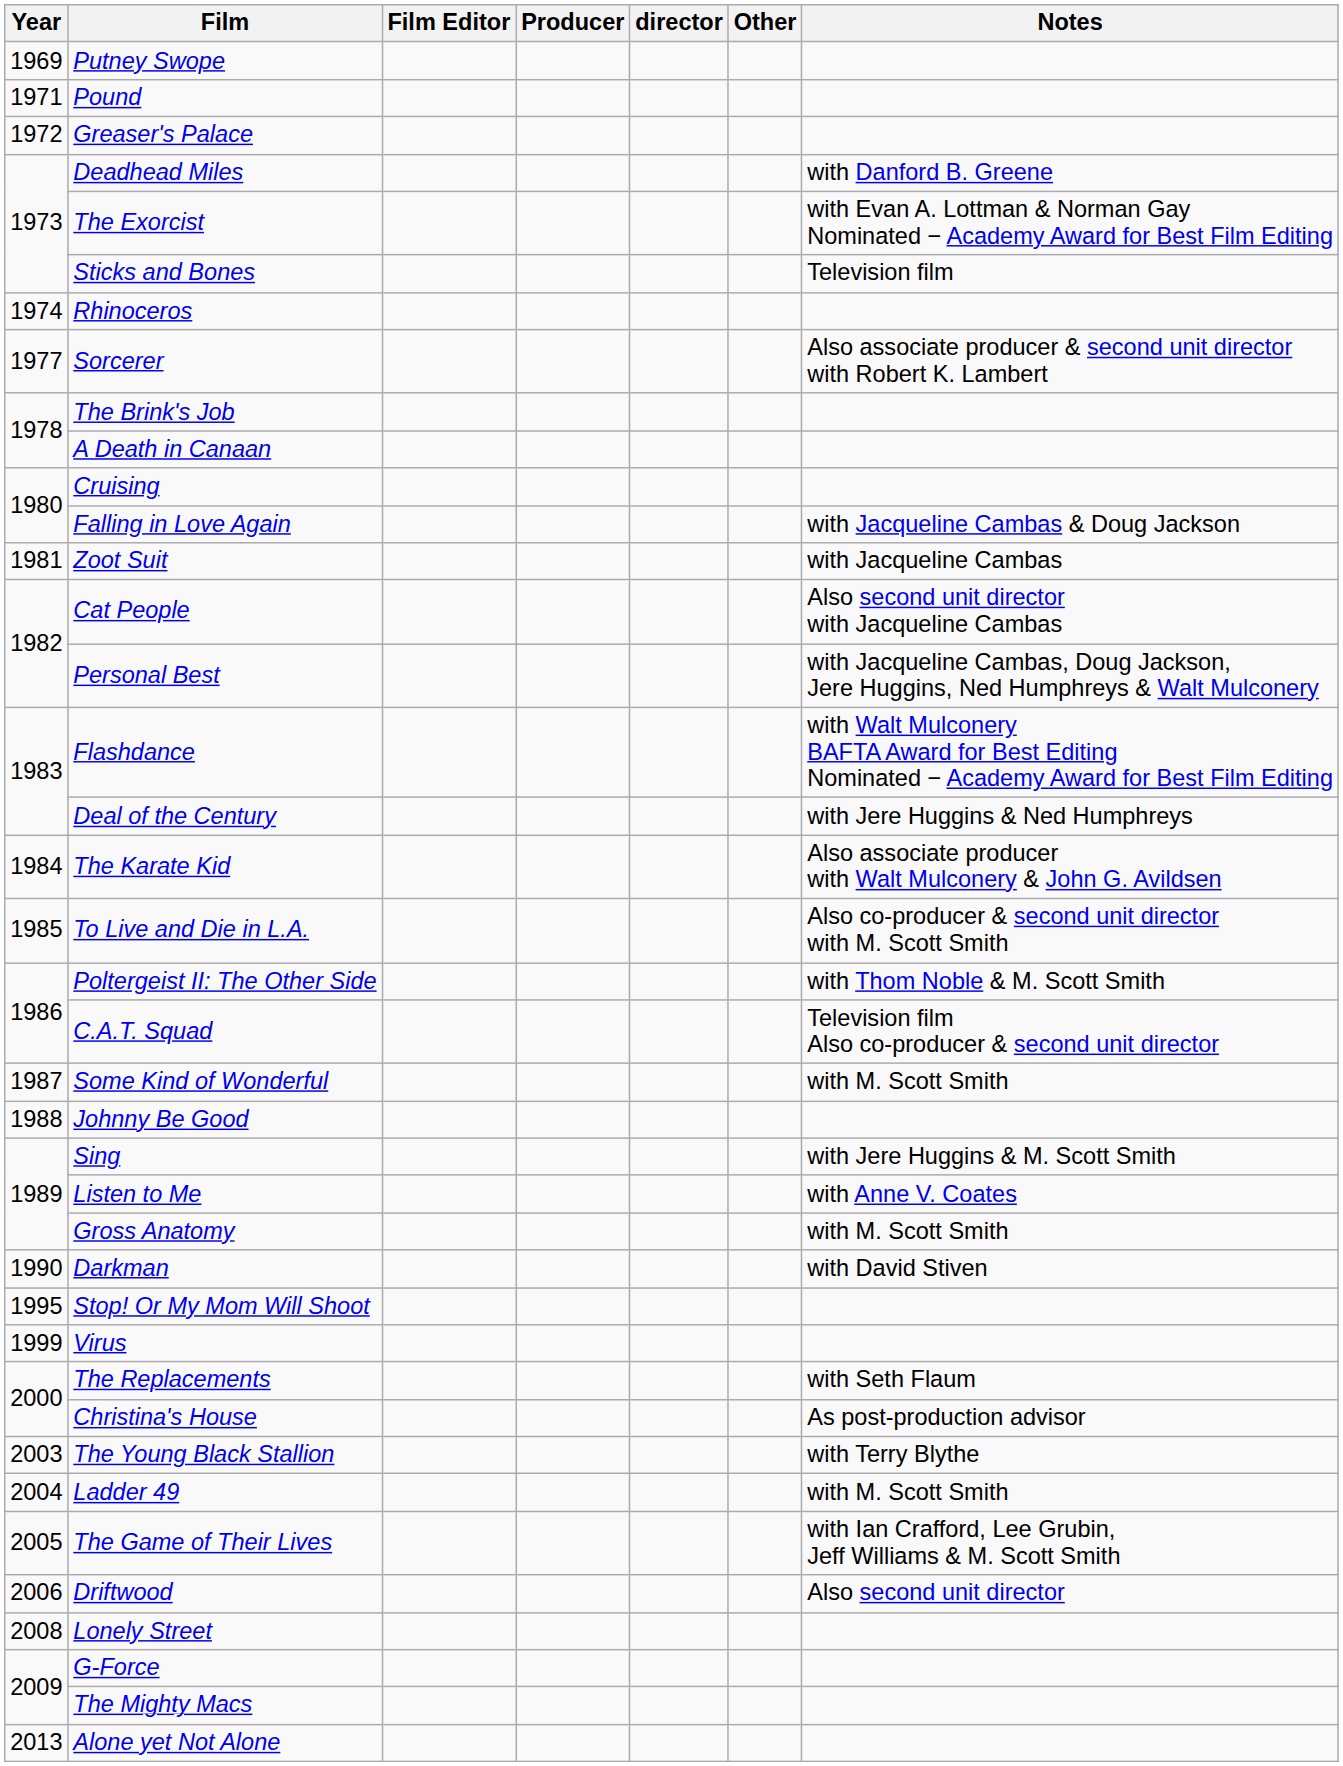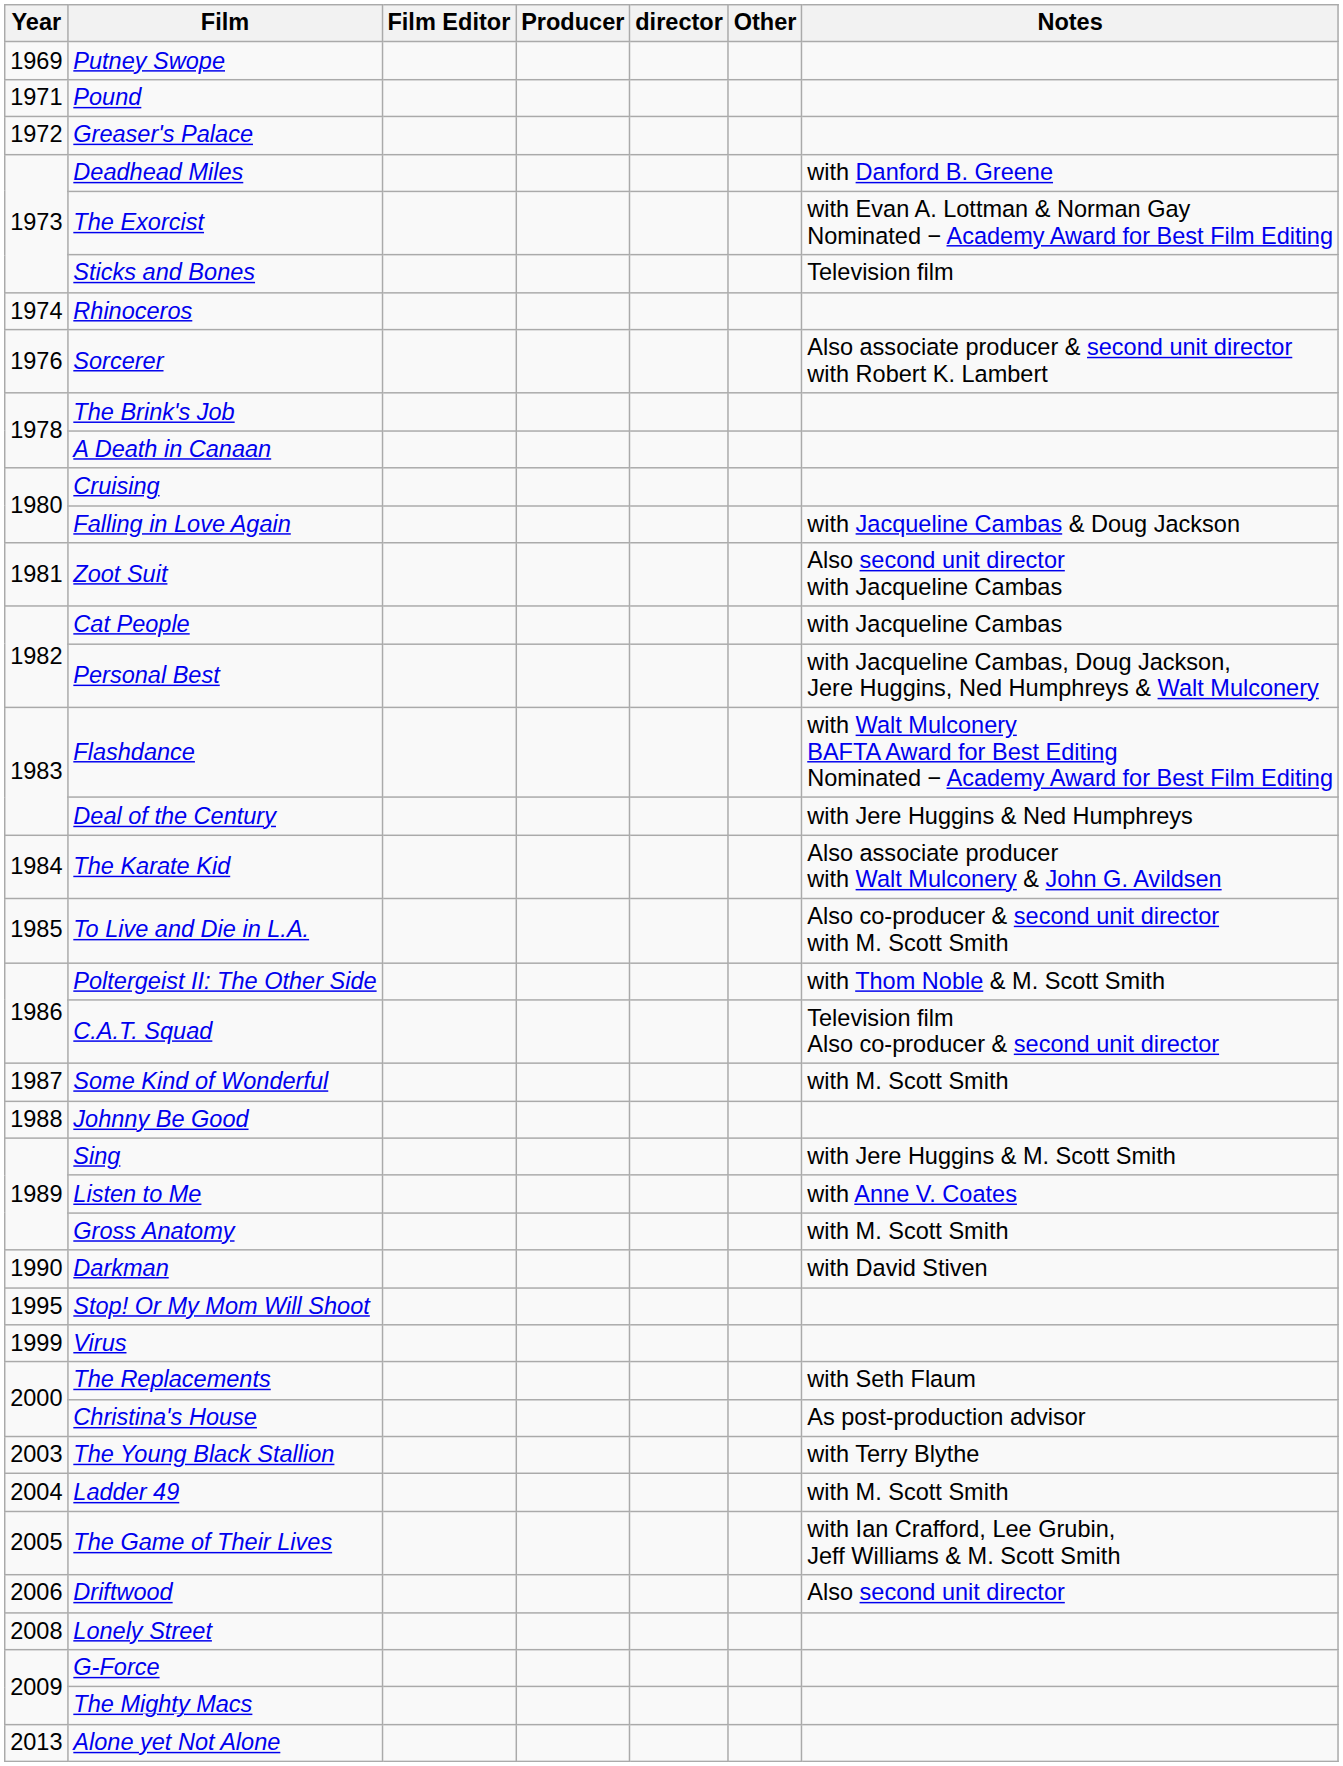(36, 361) 1977 -> (36, 361) 1976
(935, 560) with Jacqueline Cambas -> (936, 574) Also second unit director with Jacqueline Cambas
(936, 611) Also second unit director with Jacqueline Cambas -> (935, 624) with Jacqueline Cambas
